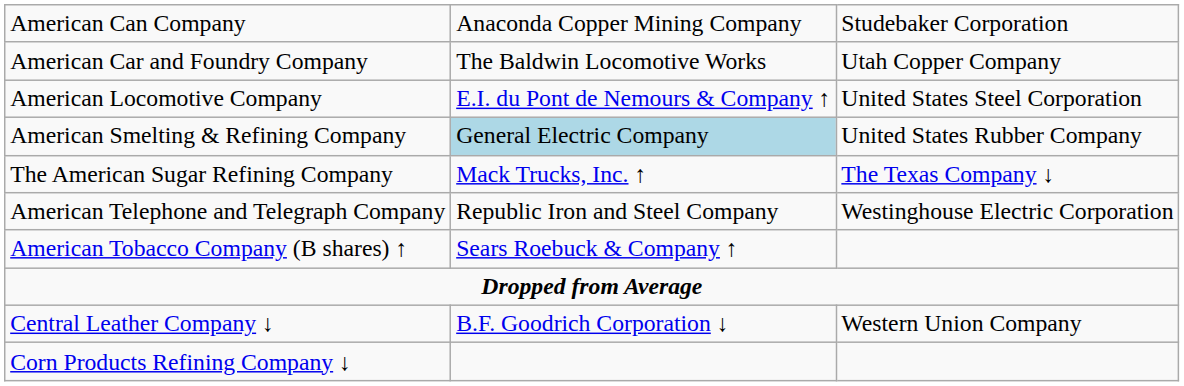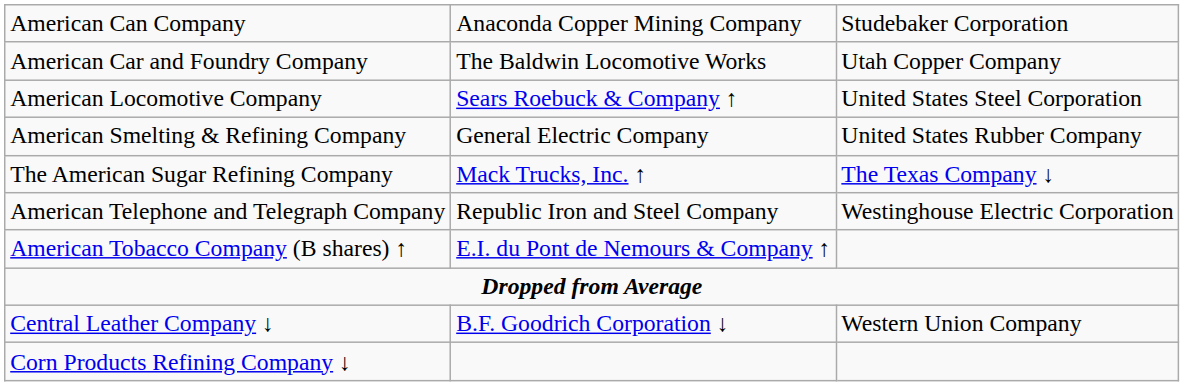(643, 98) E.I. du Pont de Nemours & Company ↑ -> (597, 98) Sears Roebuck & Company ↑
(582, 135) lightblue background -> (582, 135) no background
(597, 248) Sears Roebuck & Company ↑ -> (643, 248) E.I. du Pont de Nemours & Company ↑
